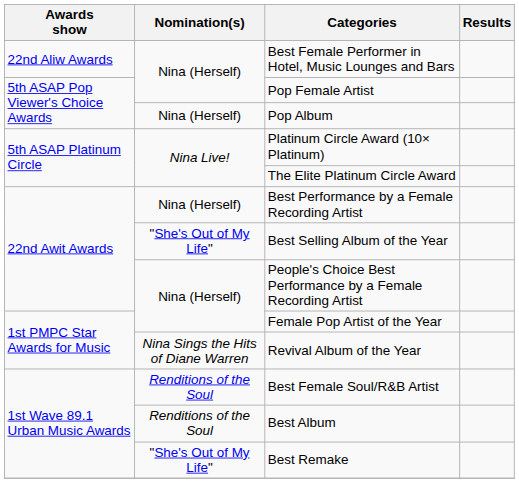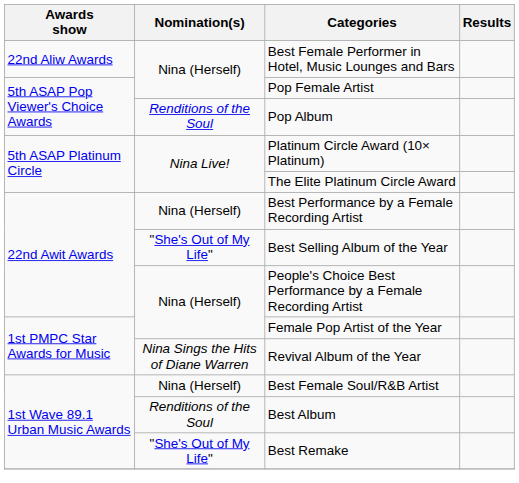(200, 116) Nina (Herself) -> (200, 116) Renditions of the Soul
(200, 387) Renditions of the Soul -> (200, 385) Nina (Herself)
